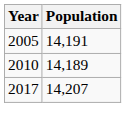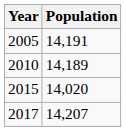+ row: (23, 89)
